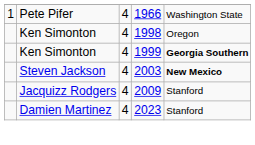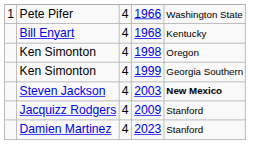+ row: (148, 33)
(207, 53) bold -> (205, 72) normal
